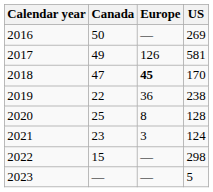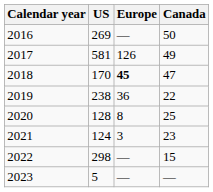columns swapped: (113, 14) <-> (196, 14)
